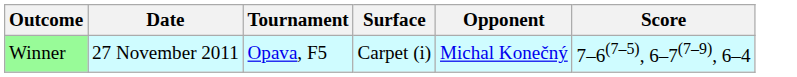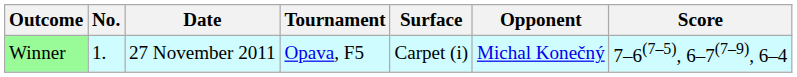+ column: (106, 19)
